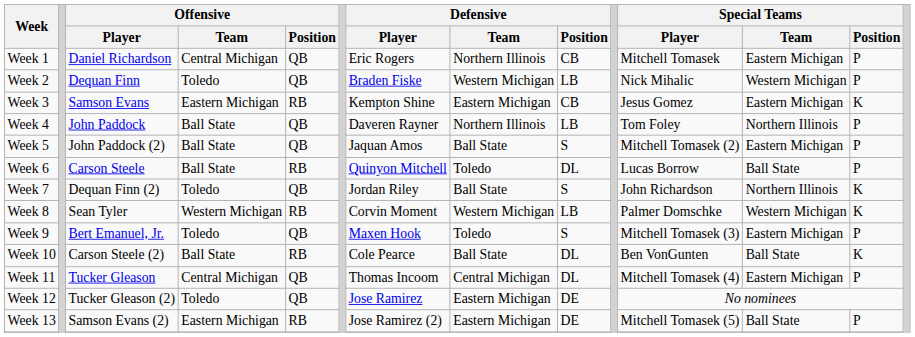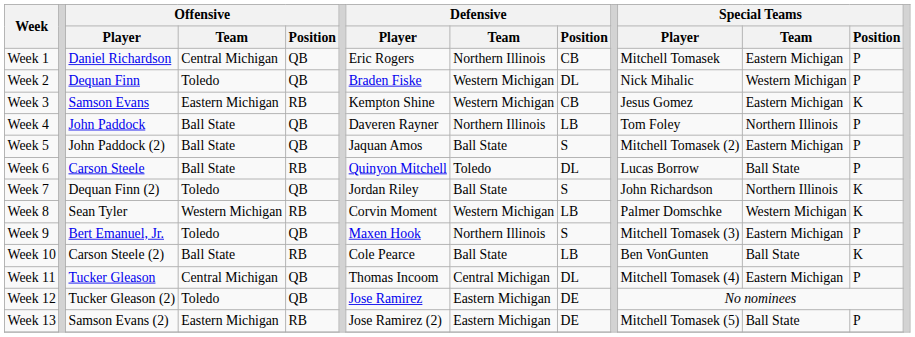(569, 80) LB -> (570, 80) DL
(502, 102) Eastern Michigan -> (504, 102) Western Michigan
(472, 233) Toledo -> (499, 233) Northern Illinois
(570, 255) DL -> (569, 255) LB
